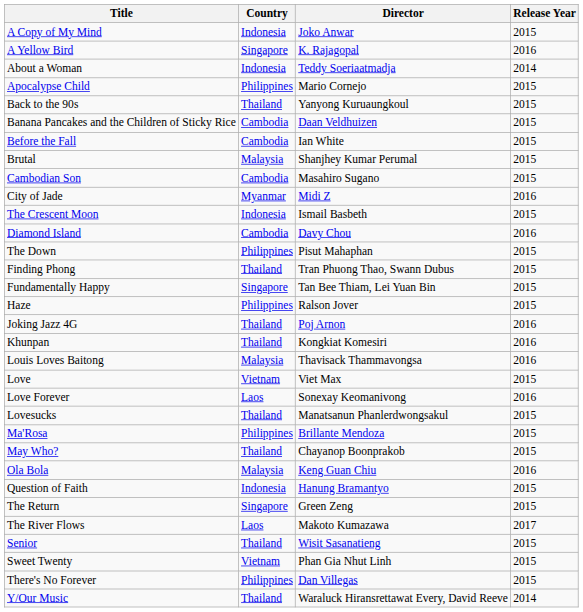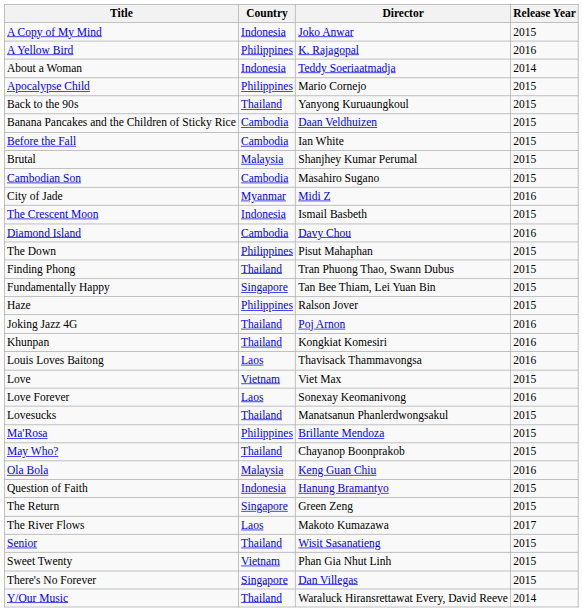(264, 50) Singapore -> (267, 50) Philippines
(262, 360) Malaysia -> (252, 360) Laos
(267, 580) Philippines -> (264, 580) Singapore
